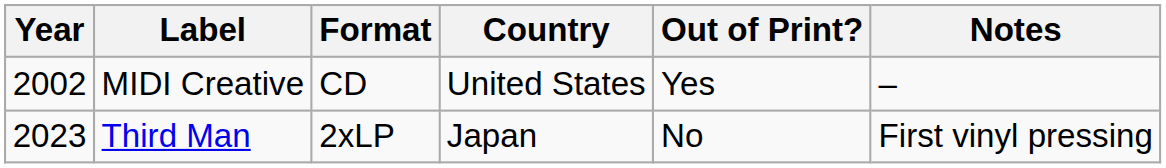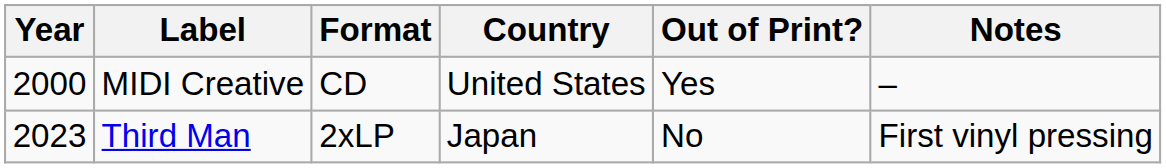(50, 83) 2002 -> (50, 83) 2000
